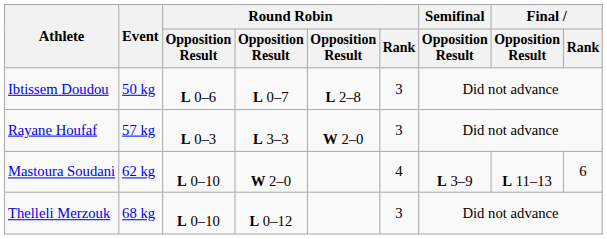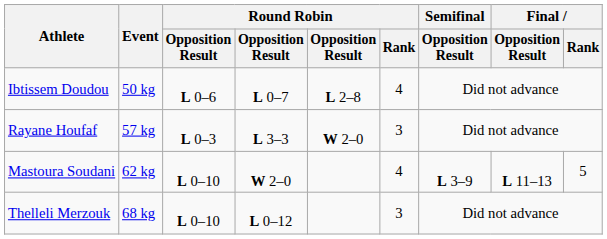(399, 89) 3 -> (399, 89) 4
(583, 172) 6 -> (583, 172) 5
